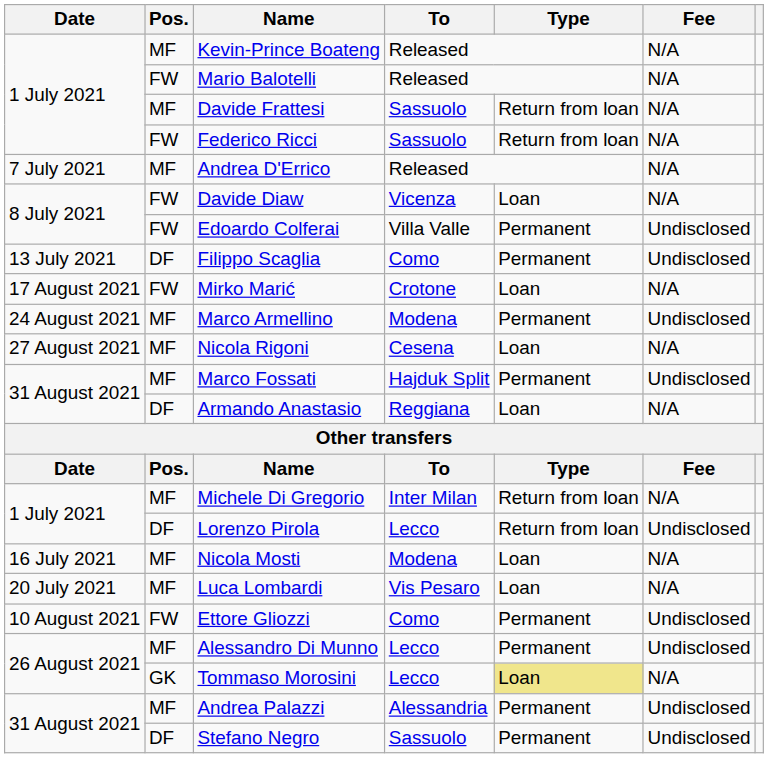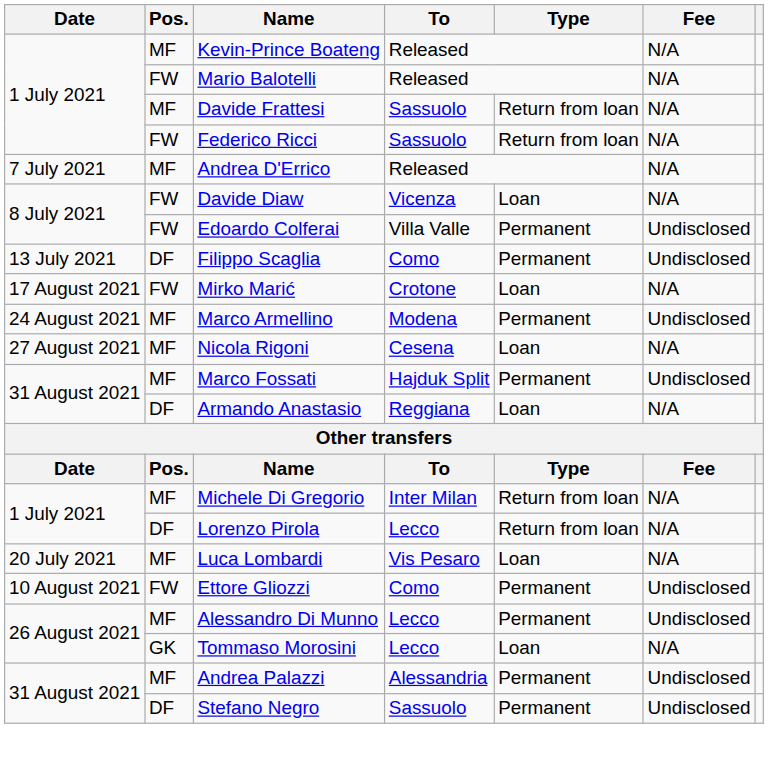(699, 528) Undisclosed -> (663, 528) N/A
- row: (249, 558)
(519, 678) khaki background -> (519, 648) no background
